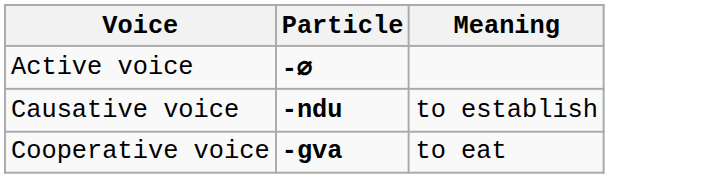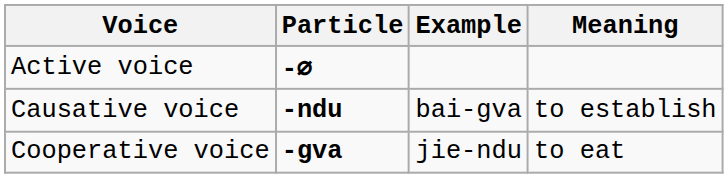+ column: (469, 26)
